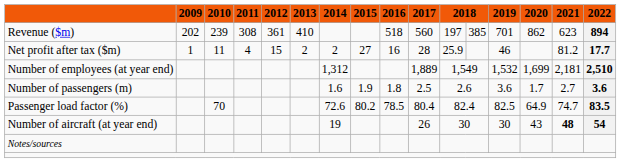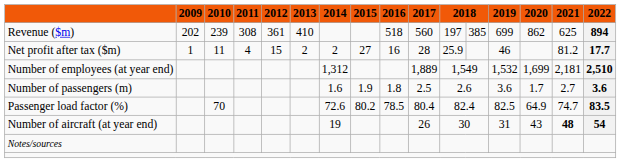(505, 32) 701 -> (505, 32) 699
(568, 32) 623 -> (568, 32) 625
(505, 124) 30 -> (505, 124) 31
